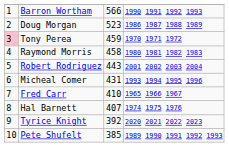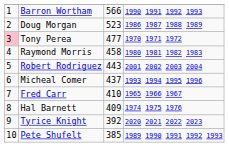(114, 39) 459 -> (114, 39) 477
(114, 80) 431 -> (114, 80) 437
(114, 108) 407 -> (114, 108) 409
